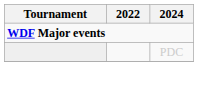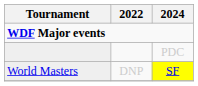+ row: (42, 71)
